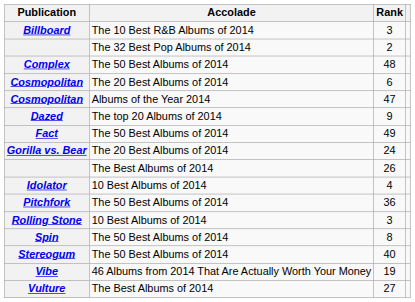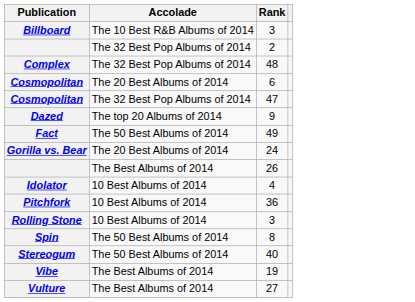(160, 64) The 50 Best Albums of 2014 -> (171, 64) The 32 Best Pop Albums of 2014
(151, 99) Albums of the Year 2014 -> (171, 99) The 32 Best Pop Albums of 2014
(160, 202) The 50 Best Albums of 2014 -> (149, 202) 10 Best Albums of 2014
(231, 271) 46 Albums from 2014 That Are Actually Worth Your Money -> (152, 271) The Best Albums of 2014
